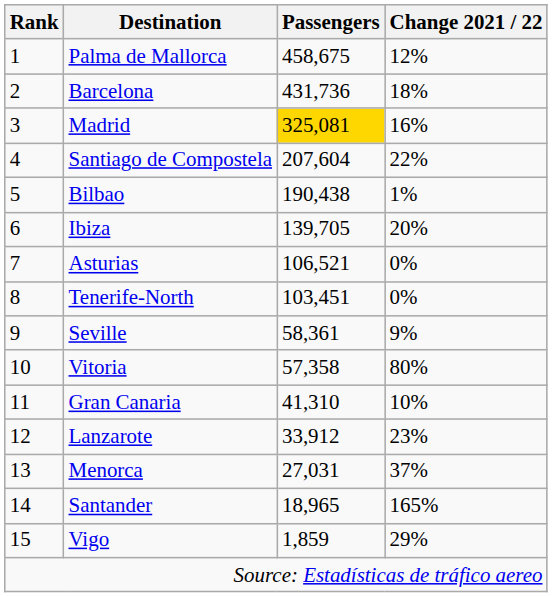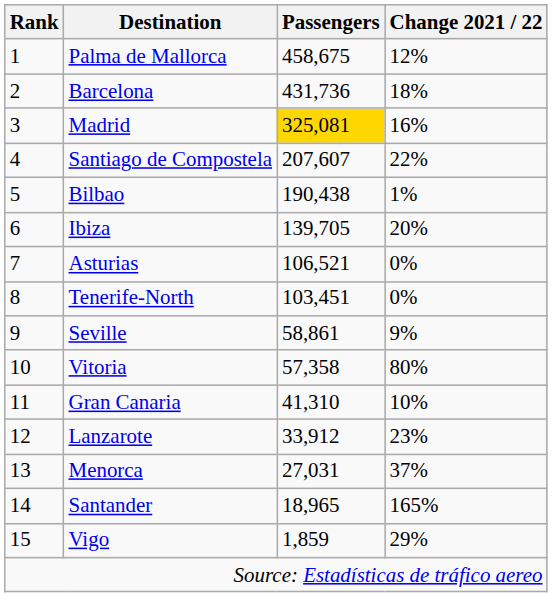(316, 159) 207,604 -> (316, 159) 207,607
(311, 332) 58,361 -> (311, 332) 58,861
